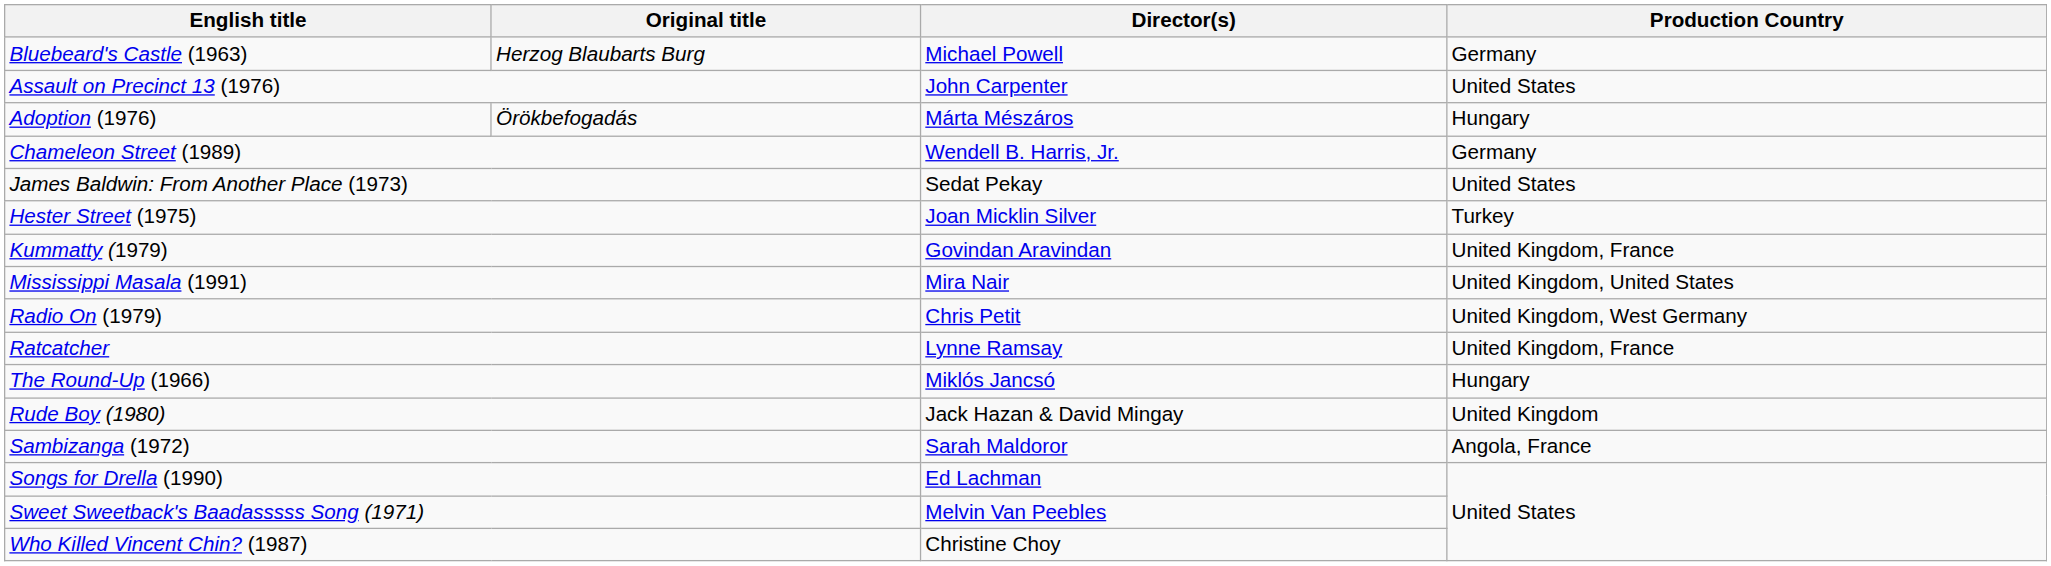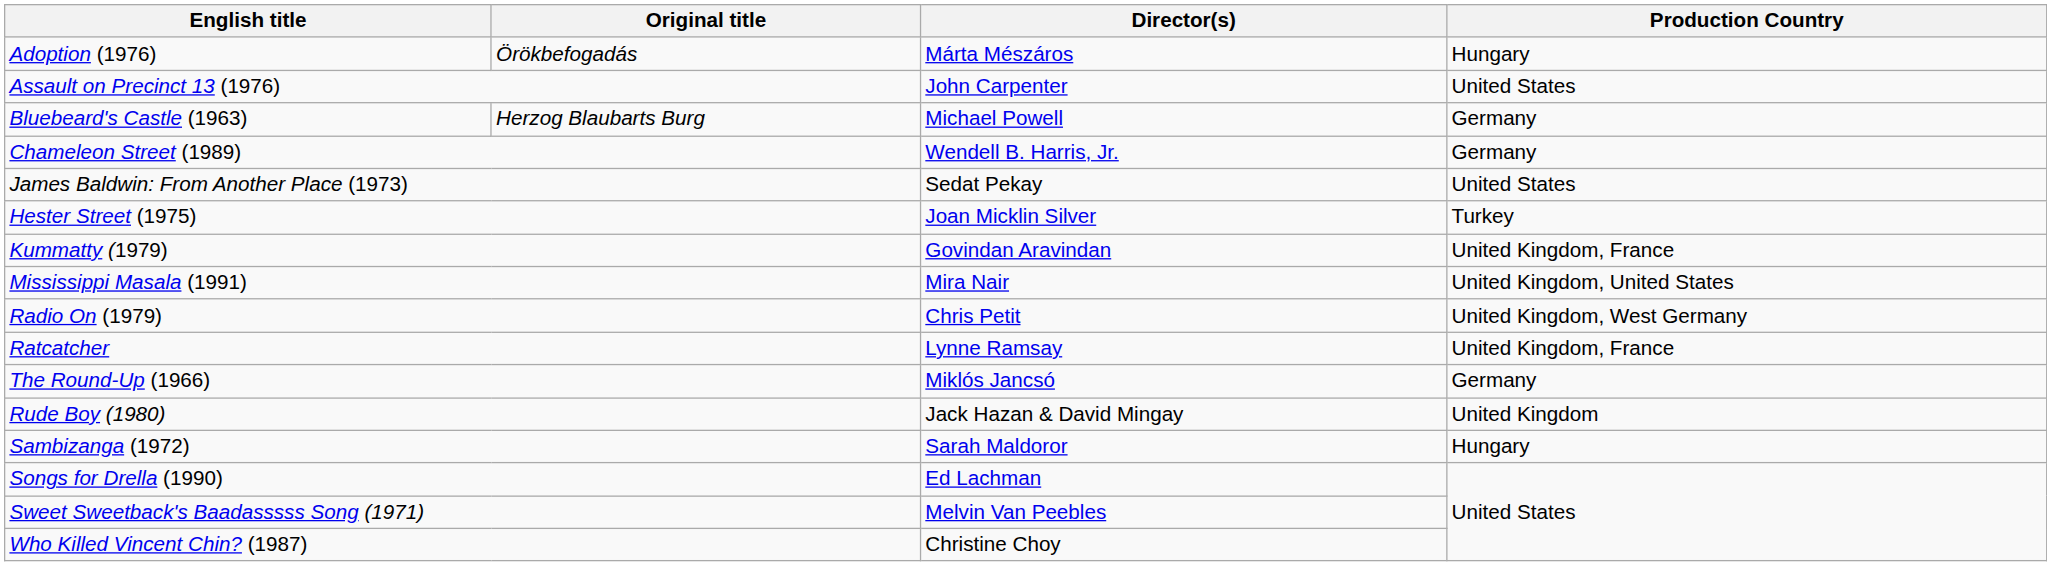rows swapped: (83, 119) <-> (128, 53)
(1491, 380) Hungary -> (1494, 380) Germany
(1522, 446) Angola, France -> (1491, 446) Hungary
